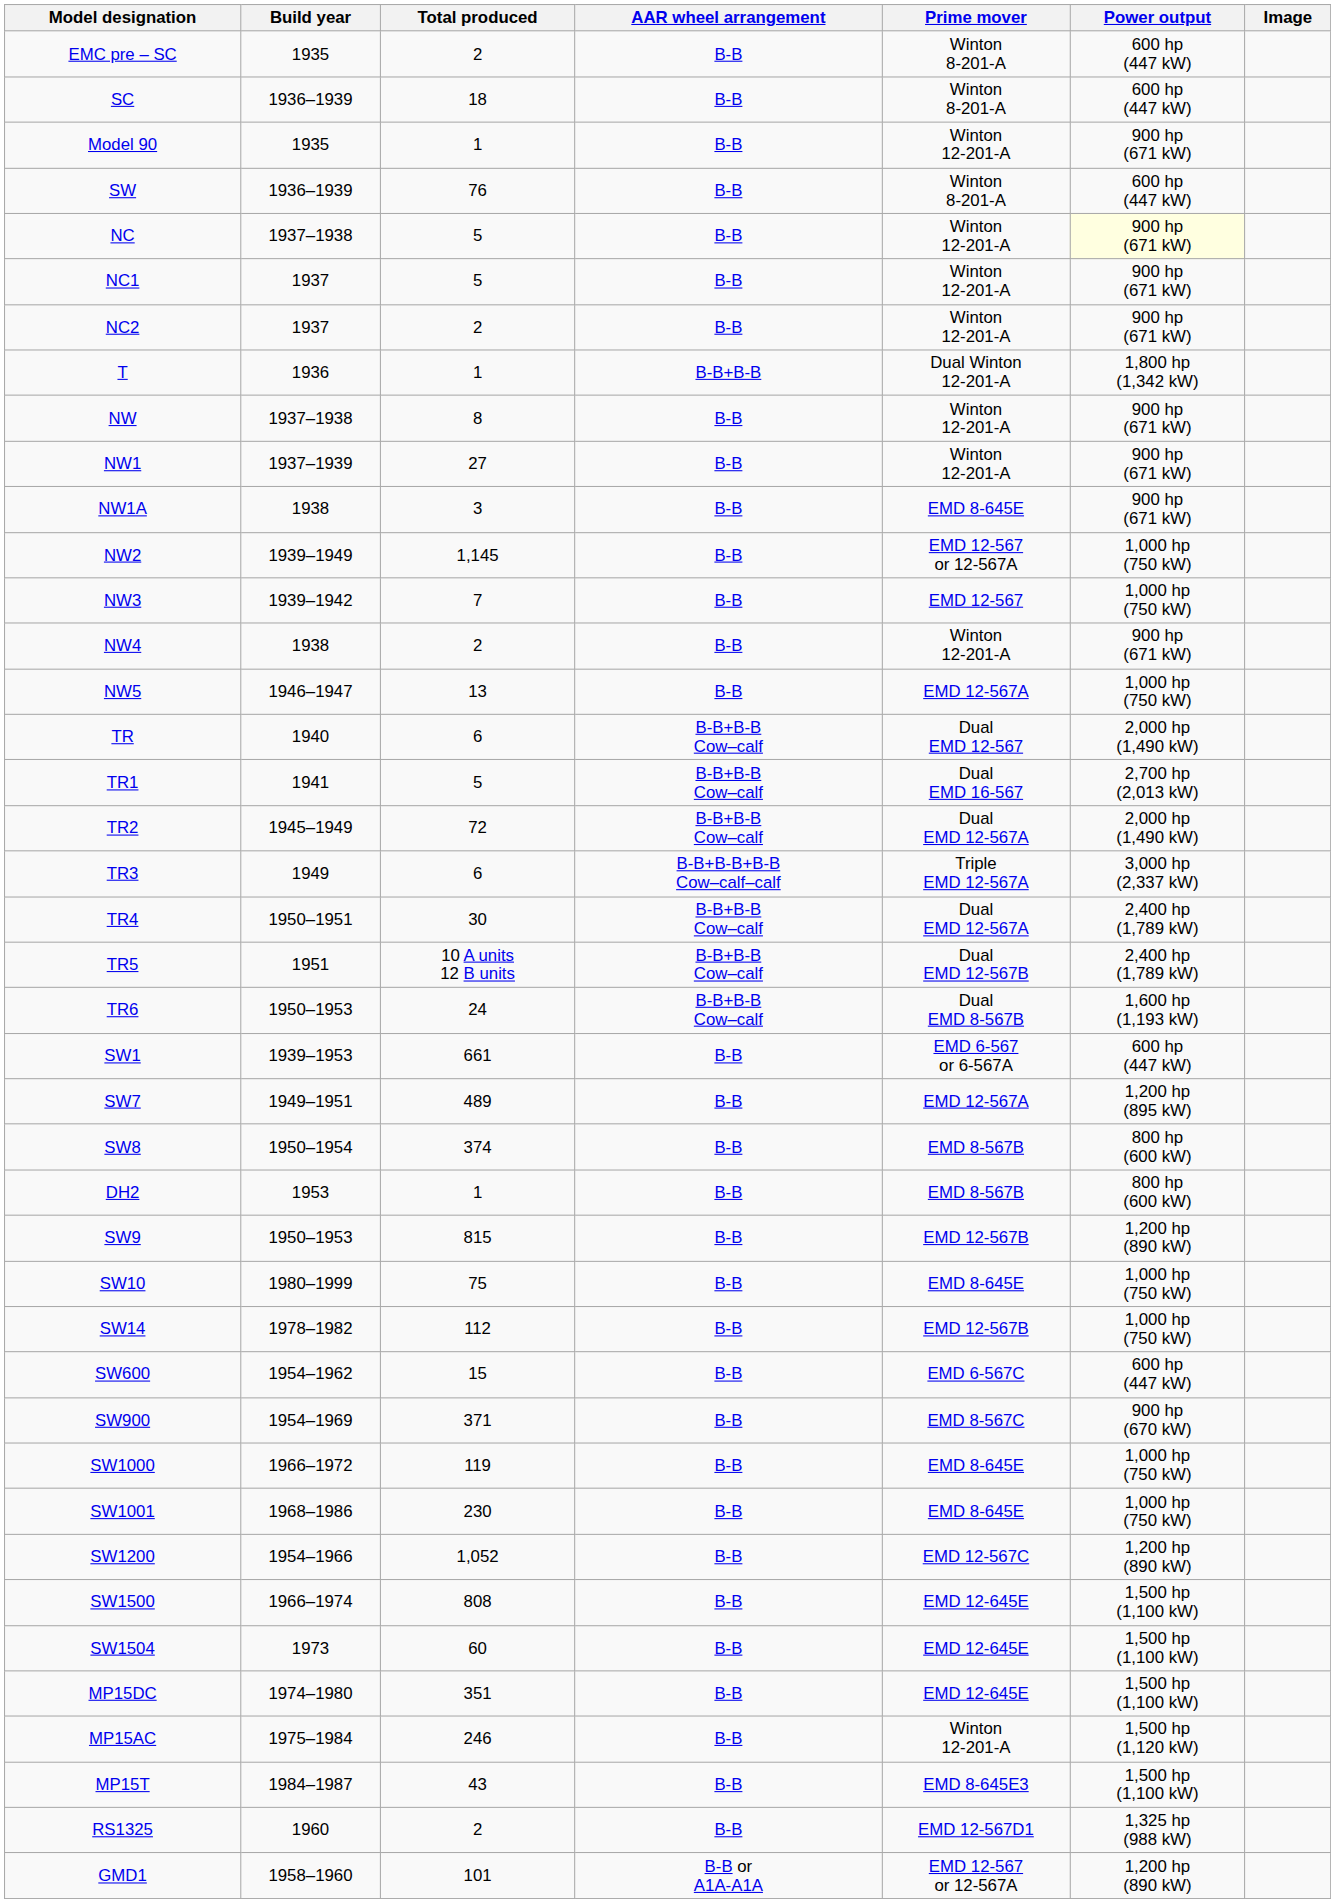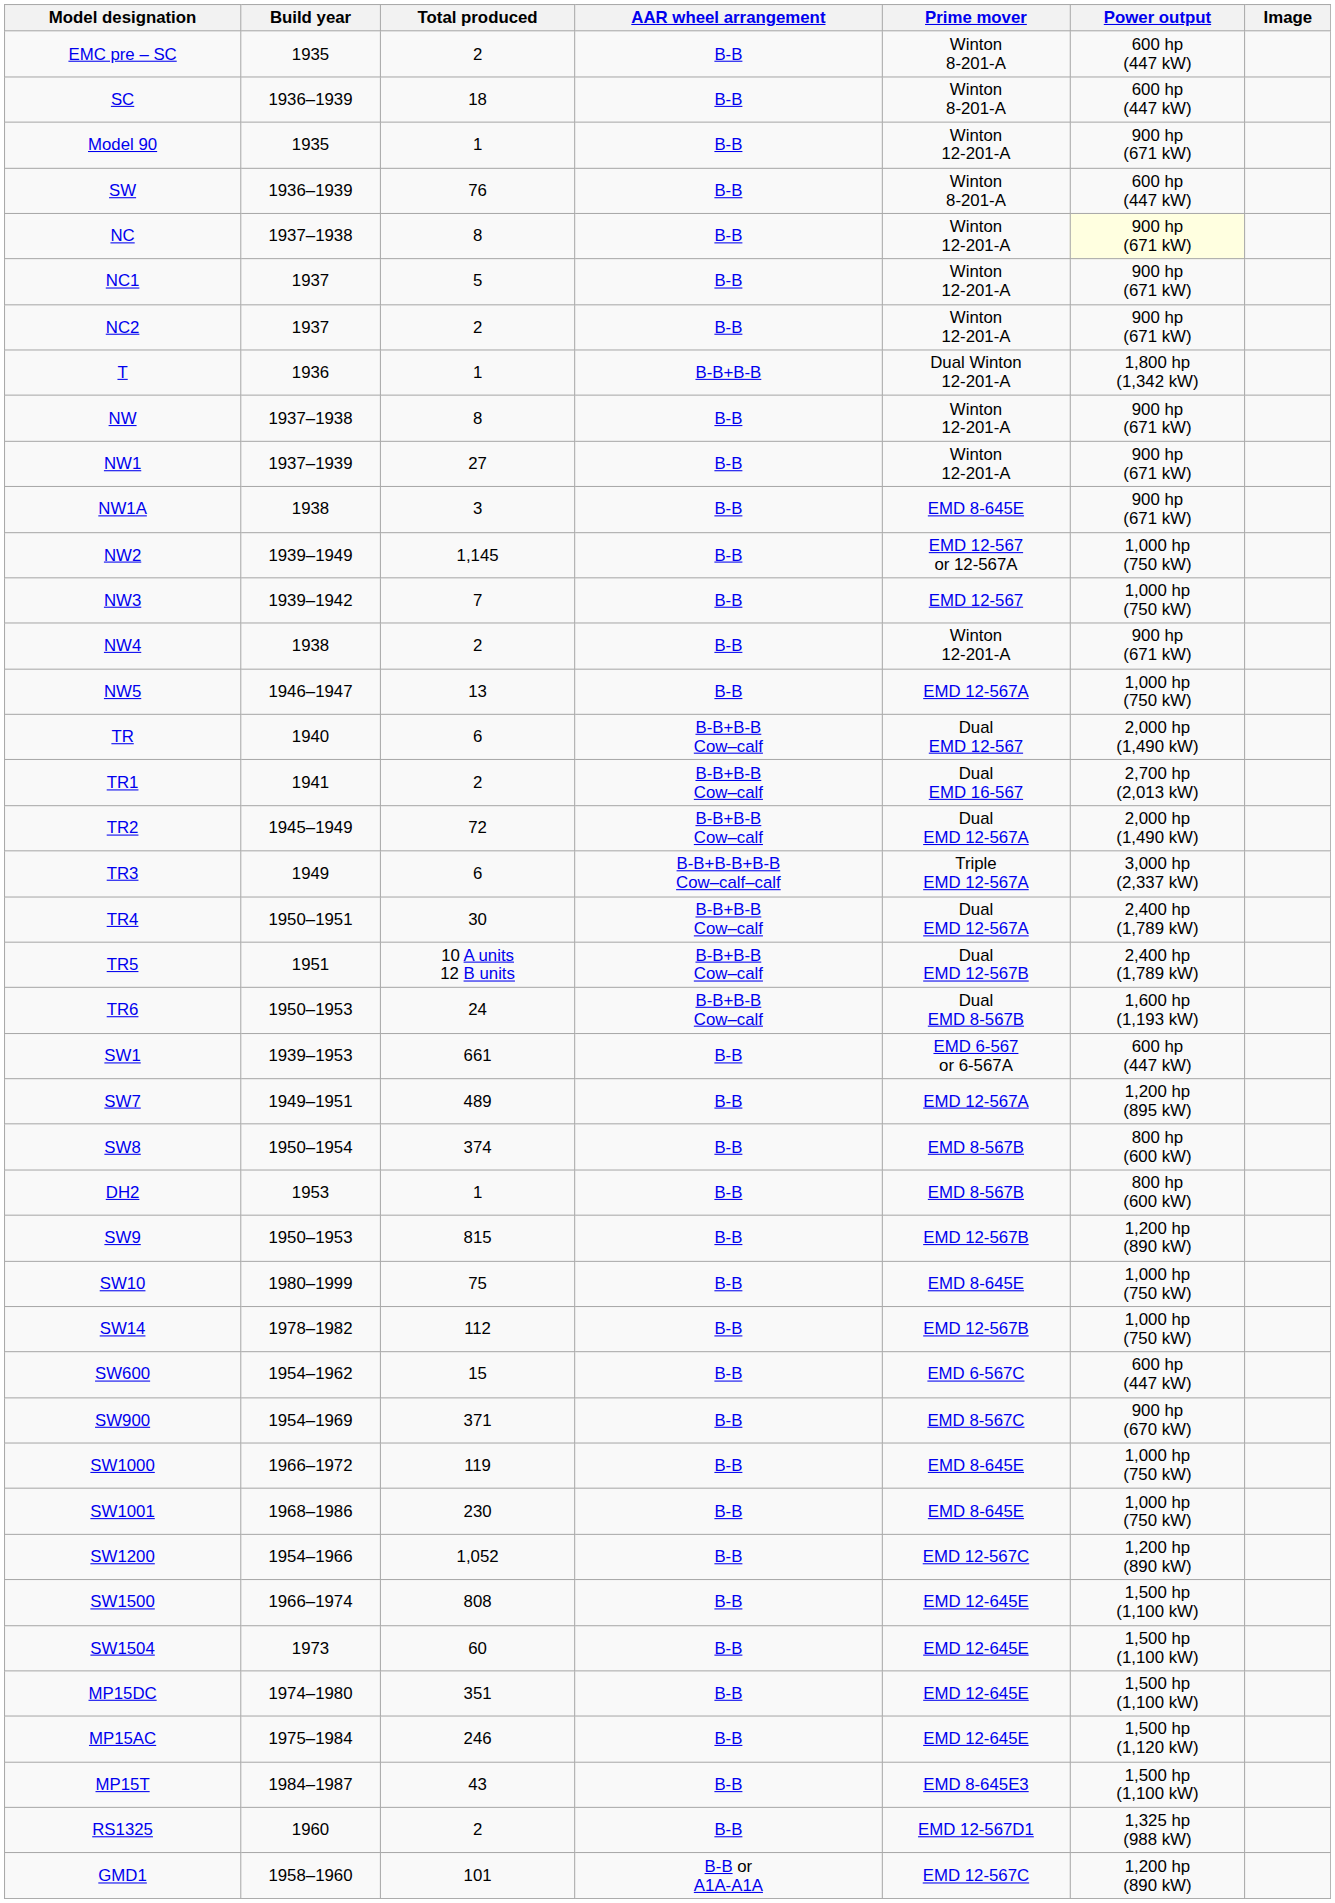(478, 236) 5 -> (478, 236) 8
(478, 782) 5 -> (478, 782) 2
(976, 1739) Winton 12-201-A -> (976, 1739) EMD 12-645E
(976, 1875) EMD 12-567 or 12-567A -> (976, 1875) EMD 12-567C
